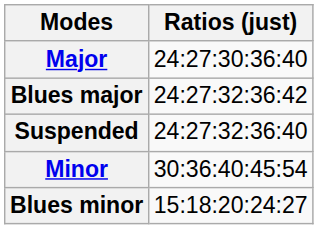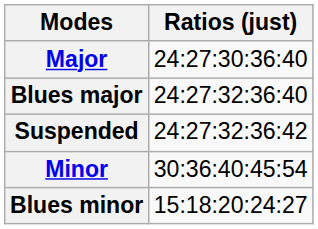(231, 95) 24:27:32:36:42 -> (231, 95) 24:27:32:36:40
(231, 132) 24:27:32:36:40 -> (231, 132) 24:27:32:36:42
